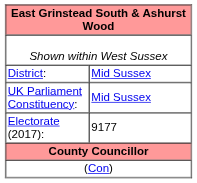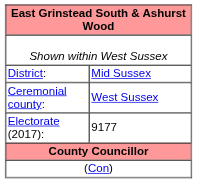- row: (45, 97)
+ row: (37, 97)
